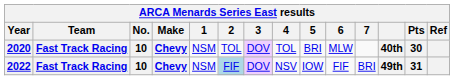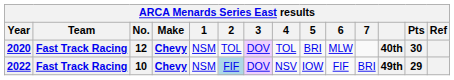(141, 48) 10 -> (141, 48) 12
(416, 66) 31 -> (416, 66) 29
